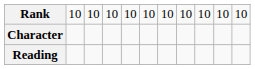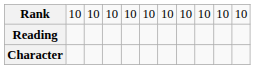rows swapped: (35, 34) <-> (35, 54)
